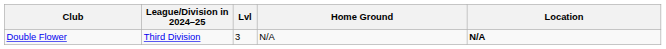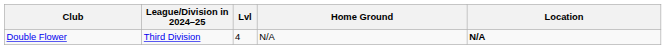(238, 37) 3 -> (238, 37) 4
